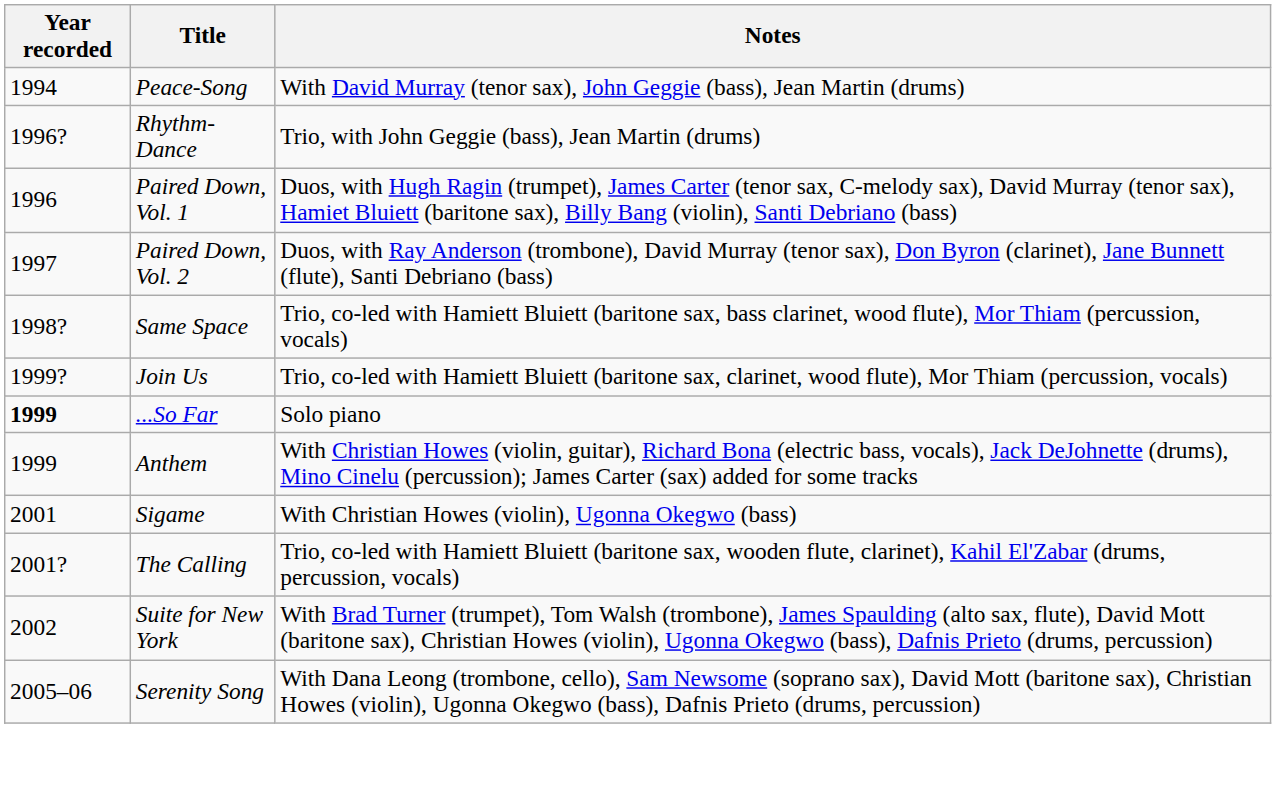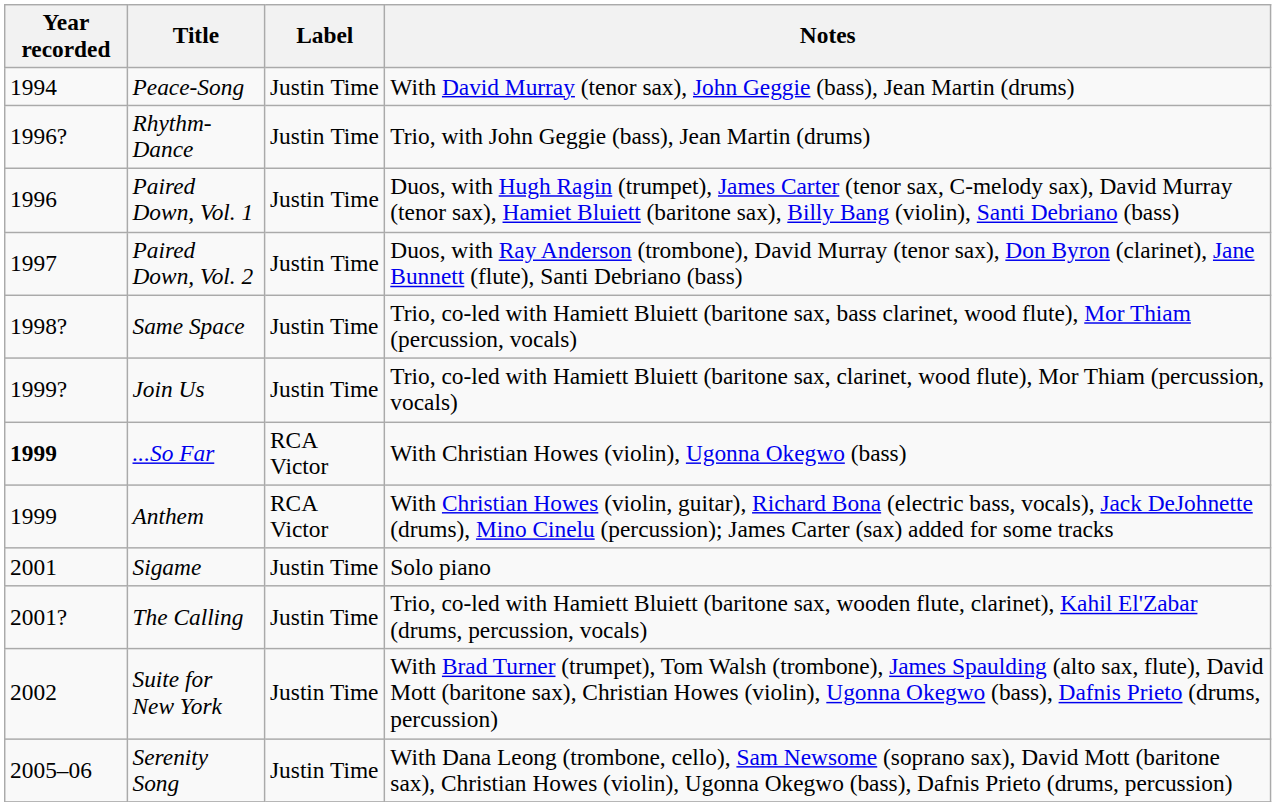+ column: (325, 36)
(331, 413) Solo piano -> (648, 453) With Christian Howes (violin), Ugonna Okegwo (bass)
(538, 514) With Christian Howes (violin), Ugonna Okegwo (bass) -> (441, 566) Solo piano
